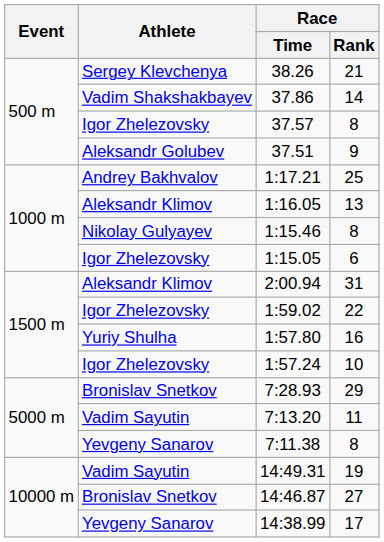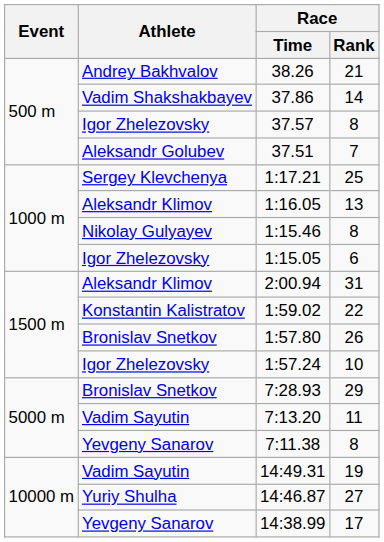(155, 72) Sergey Klevchenya -> (150, 72) Andrey Bakhvalov
(354, 151) 9 -> (354, 151) 7
(150, 178) Andrey Bakhvalov -> (155, 178) Sergey Klevchenya
(146, 311) Igor Zhelezovsky -> (163, 311) Konstantin Kalistratov
(129, 338) Yuriy Shulha -> (149, 338) Bronislav Snetkov
(354, 338) 16 -> (354, 338) 26
(149, 497) Bronislav Snetkov -> (129, 497) Yuriy Shulha
